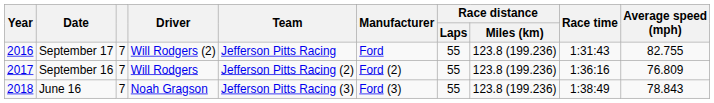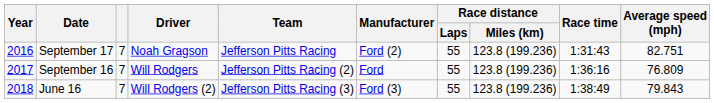(173, 51) Will Rodgers (2) -> (169, 51) Noah Gragson
(371, 51) Ford -> (380, 51) Ford (2)
(665, 51) 82.755 -> (665, 51) 82.751
(380, 70) Ford (2) -> (371, 70) Ford
(169, 88) Noah Gragson -> (173, 88) Will Rodgers (2)
(665, 88) 78.843 -> (665, 88) 79.843
